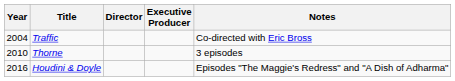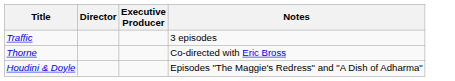- column: (17, 17)
(254, 38) Co-directed with Eric Bross -> (193, 38) 3 episodes
(219, 53) 3 episodes -> (228, 53) Co-directed with Eric Bross
